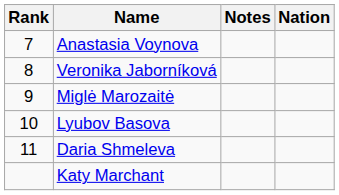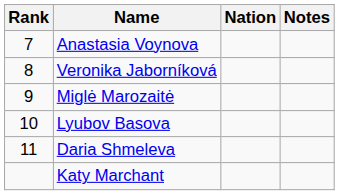columns swapped: (304, 17) <-> (248, 17)
